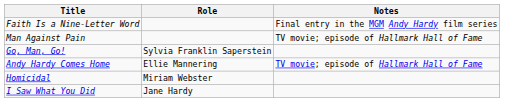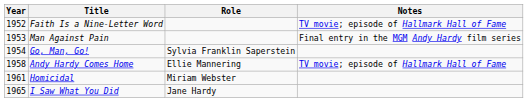+ column: (16, 11)
(386, 24) Final entry in the MGM Andy Hardy film series -> (403, 24) TV movie; episode of Hallmark Hall of Fame
(379, 38) TV movie; episode of Hallmark Hall of Fame -> (410, 38) Final entry in the MGM Andy Hardy film series
